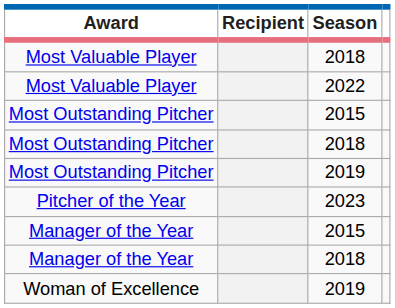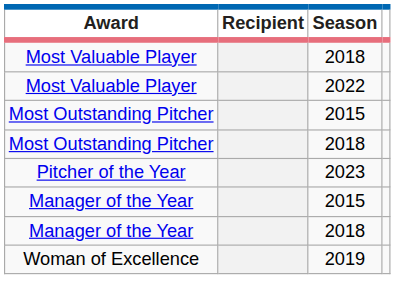- row: (111, 172)
